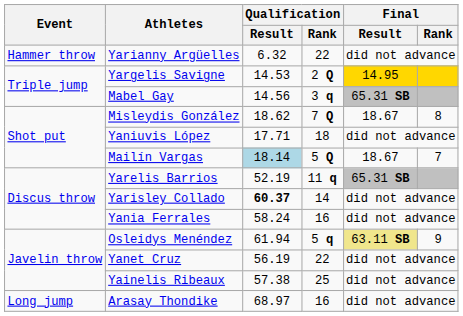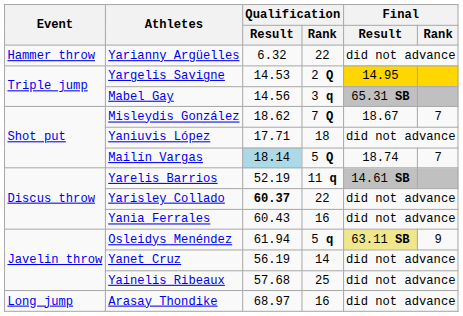(438, 117) 8 -> (438, 117) 7
(380, 158) 18.67 -> (380, 158) 18.74
(380, 178) 65.31 SB -> (380, 178) 14.61 SB
(322, 198) 14 -> (322, 198) 22
(272, 219) 58.24 -> (272, 219) 60.43
(322, 260) 22 -> (322, 260) 14
(272, 280) 57.38 -> (272, 280) 57.68
